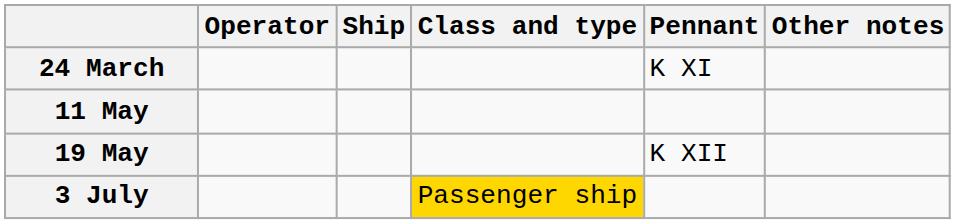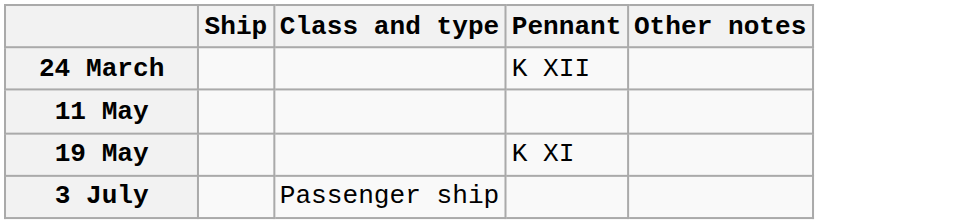- column: (267, 26)
(681, 69) K XI -> (551, 69) K XII
(689, 154) K XII -> (543, 154) K XI
(527, 197) gold background -> (390, 197) no background
